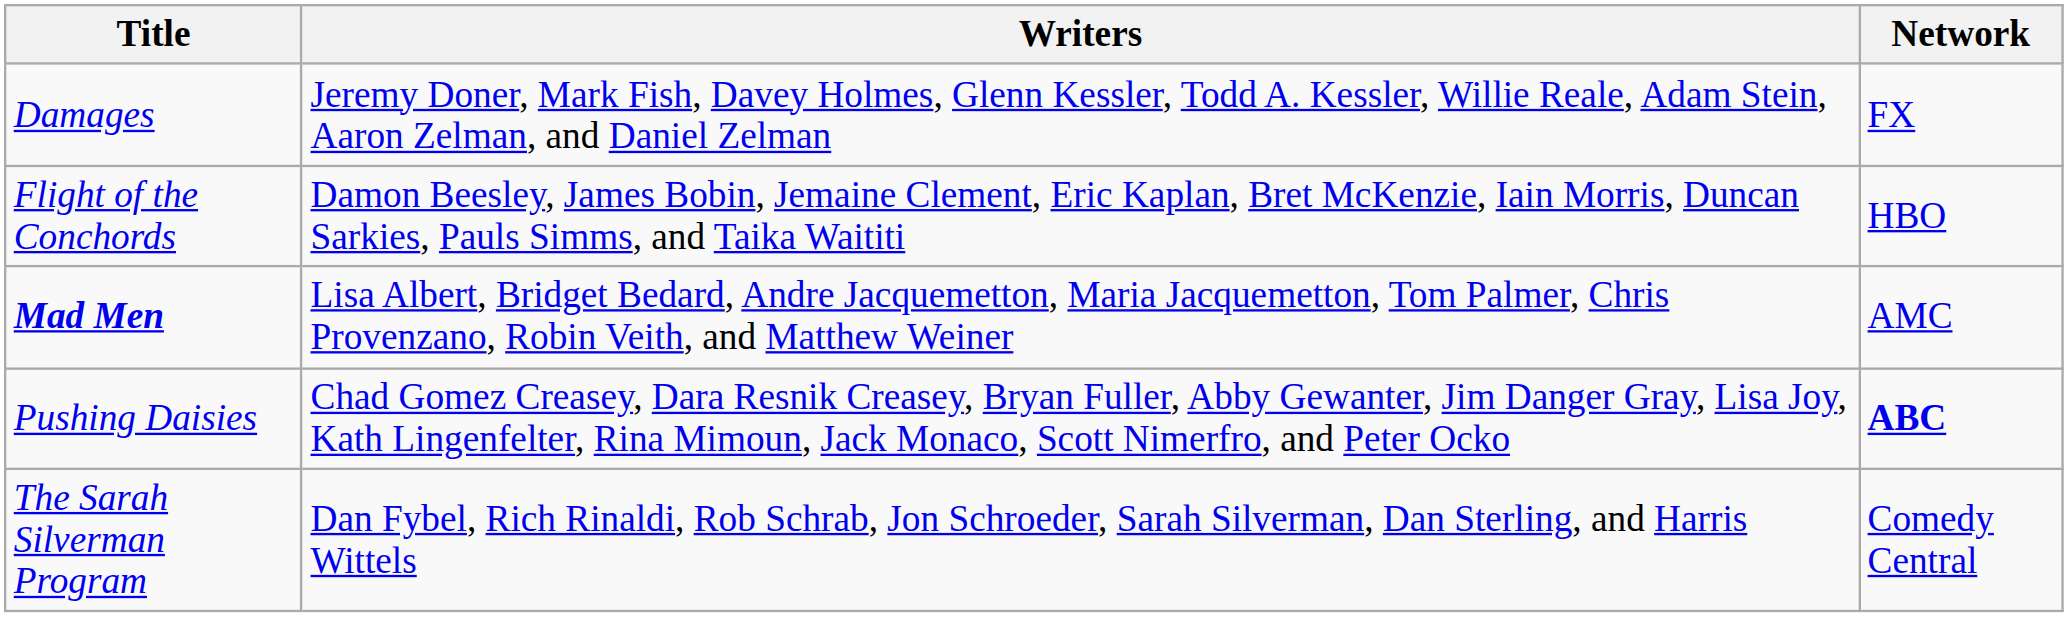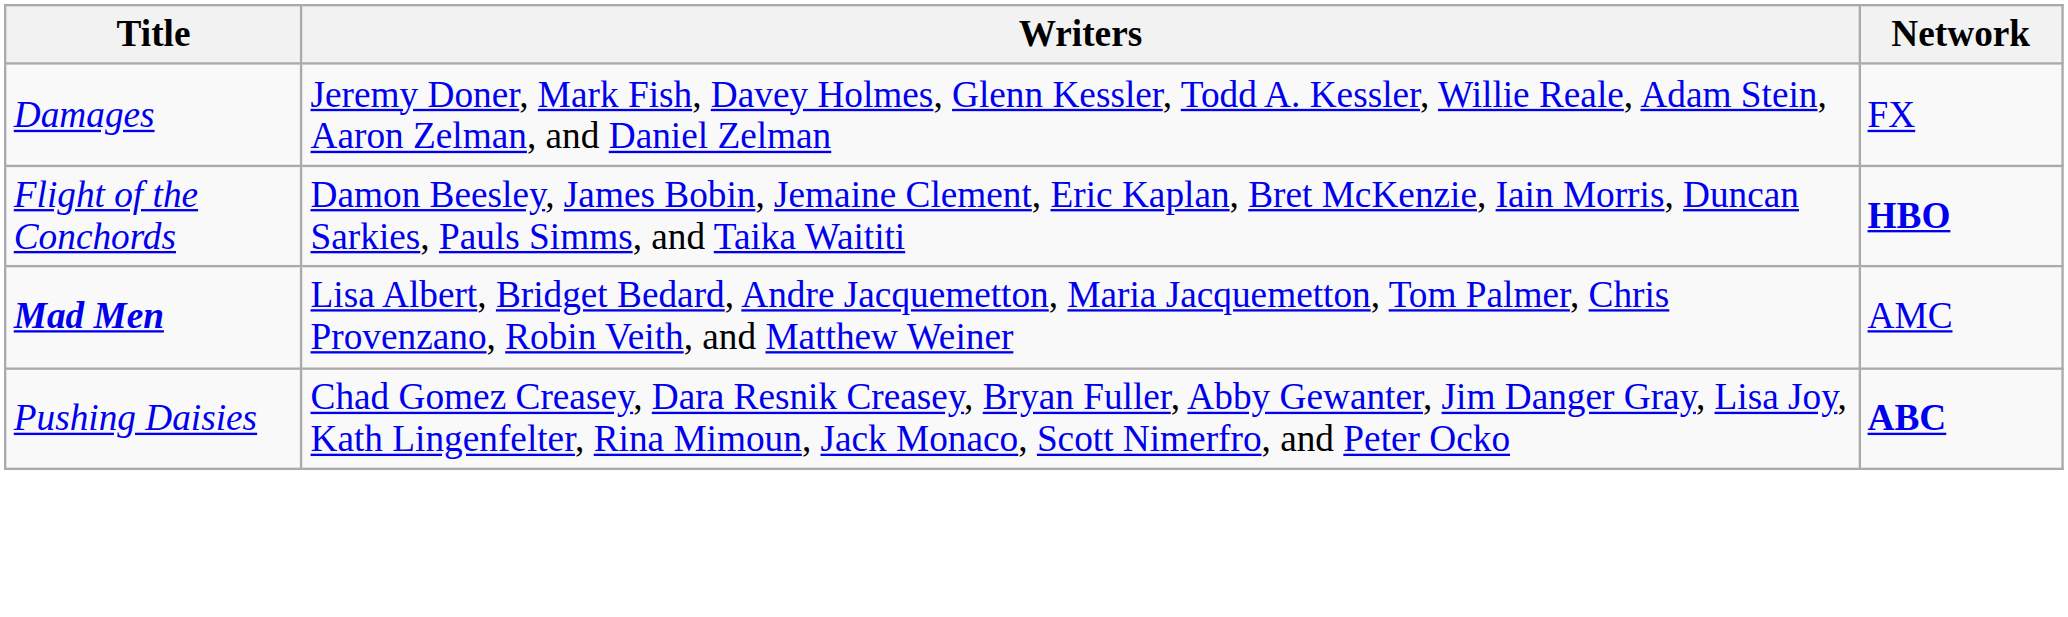(1907, 215) normal -> (1909, 215) bold
- row: (91, 539)
